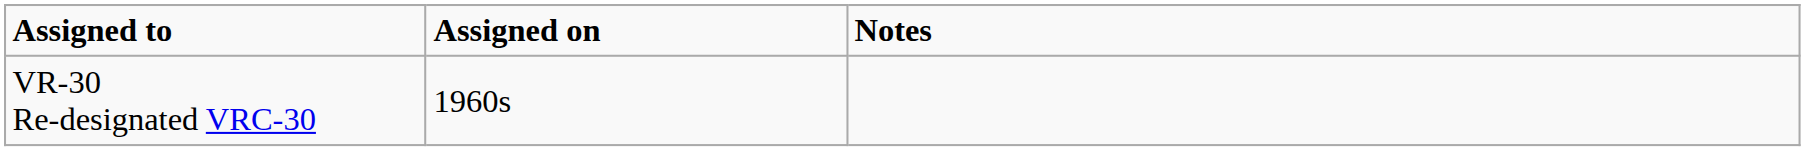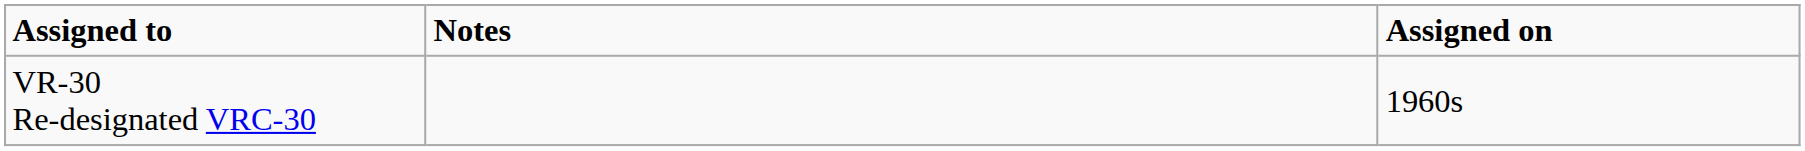columns swapped: (517, 30) <-> (893, 30)
